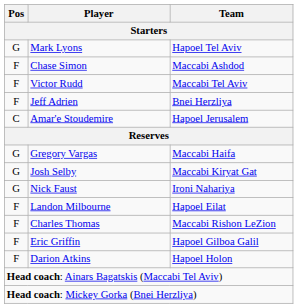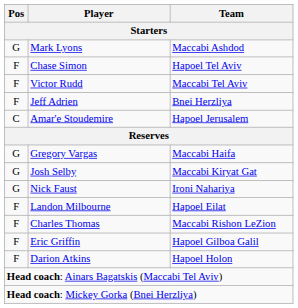(207, 48) Hapoel Tel Aviv -> (208, 48) Maccabi Ashdod
(208, 66) Maccabi Ashdod -> (207, 66) Hapoel Tel Aviv
